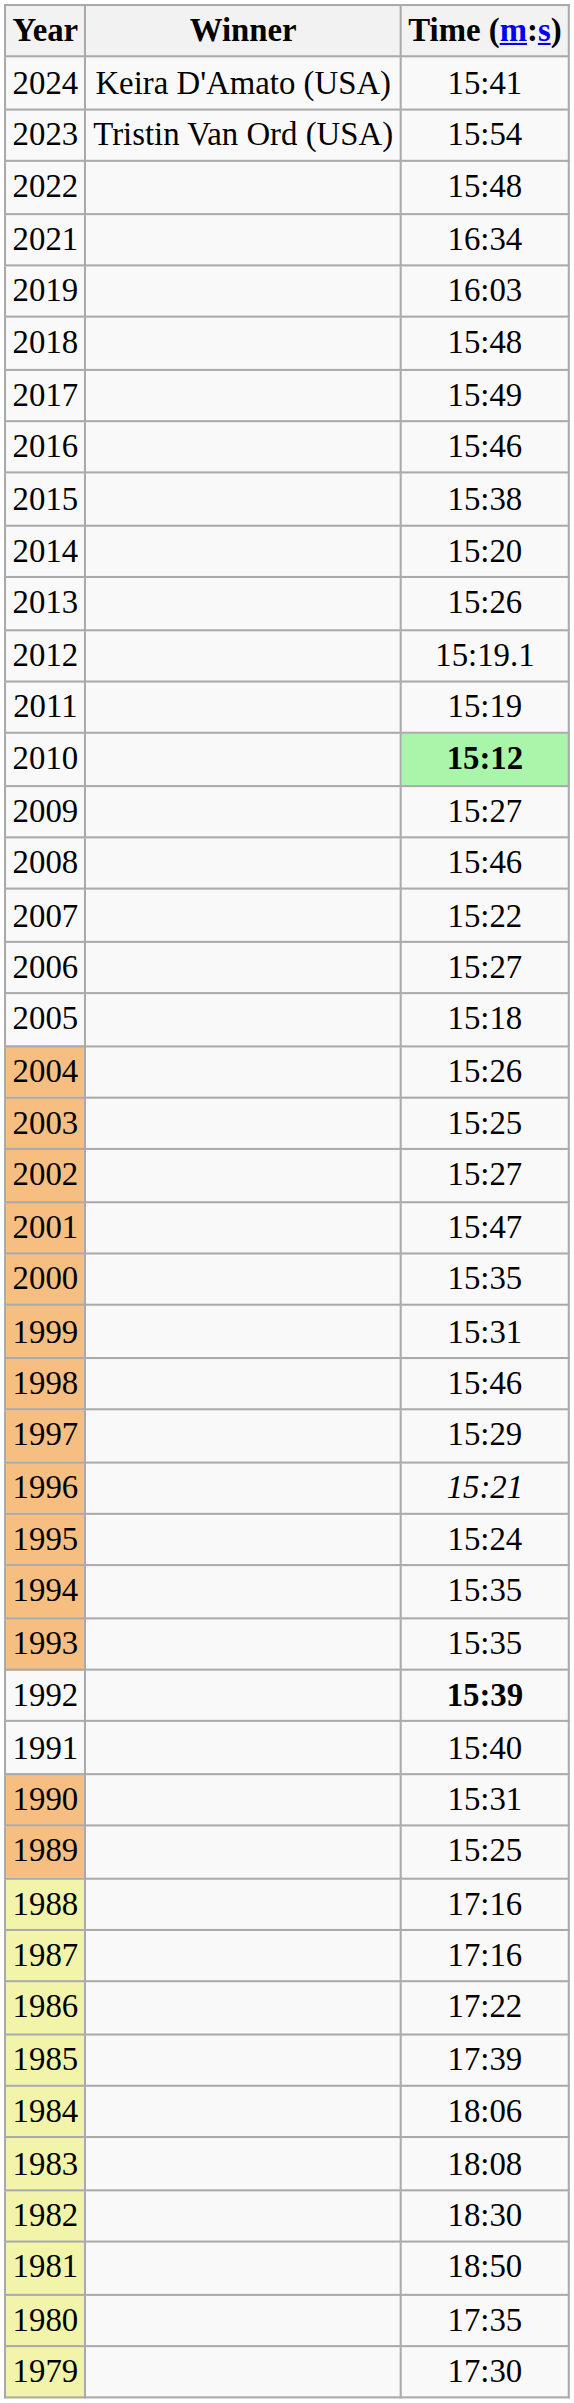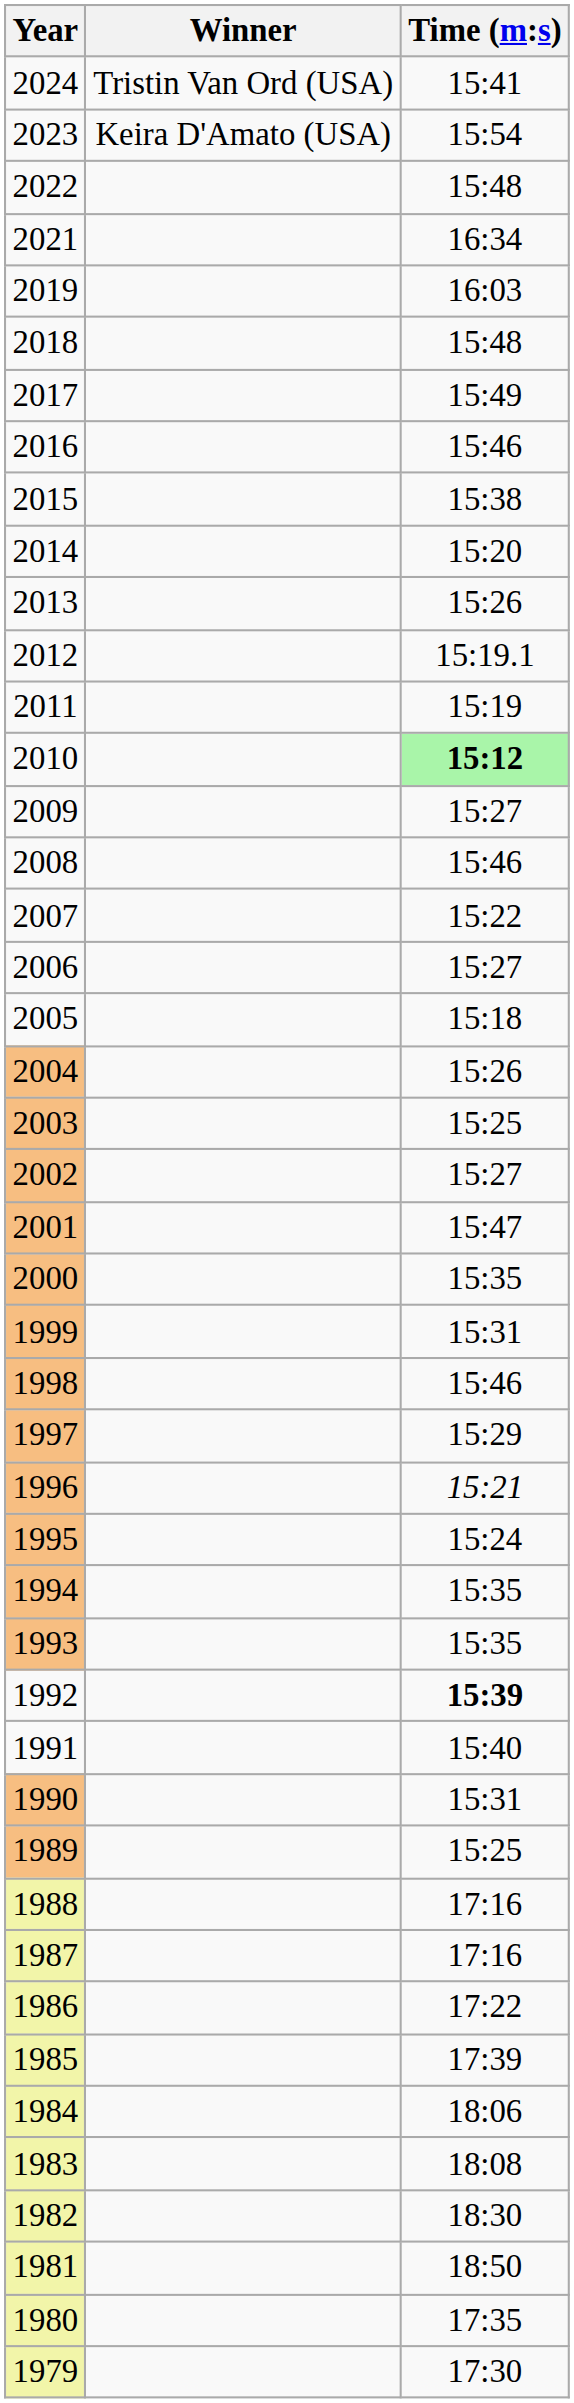(243, 82) Keira D'Amato (USA) -> (243, 82) Tristin Van Ord (USA)
(243, 134) Tristin Van Ord (USA) -> (243, 134) Keira D'Amato (USA)
